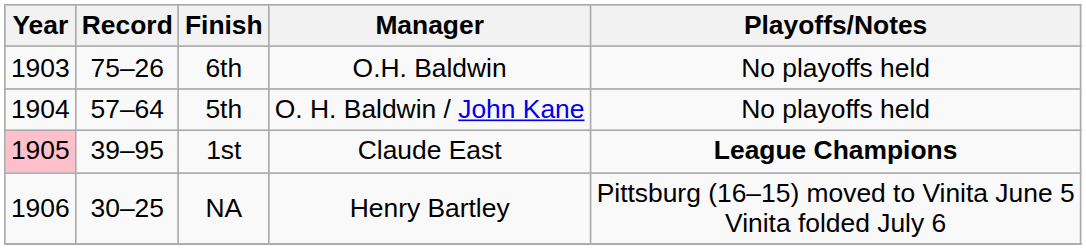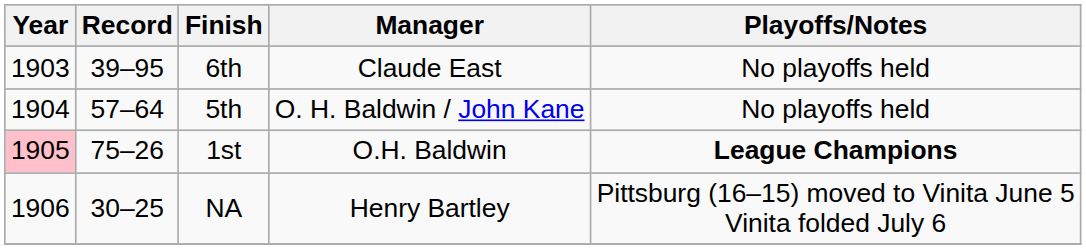(127, 67) 75–26 -> (127, 67) 39–95
(430, 67) O.H. Baldwin -> (430, 67) Claude East
(127, 151) 39–95 -> (127, 151) 75–26
(430, 151) Claude East -> (430, 151) O.H. Baldwin
